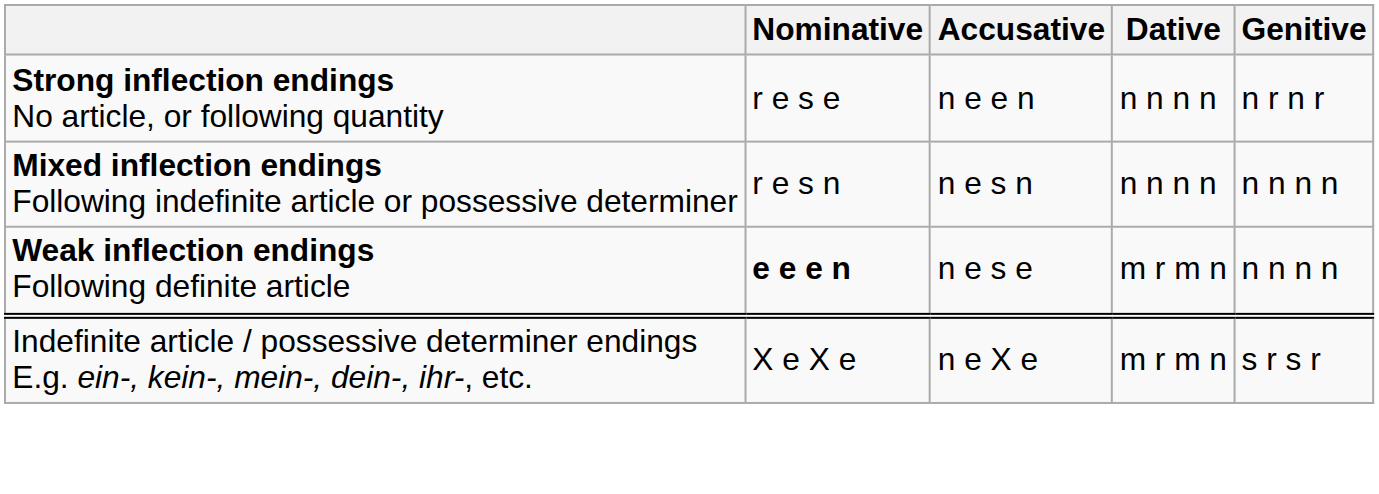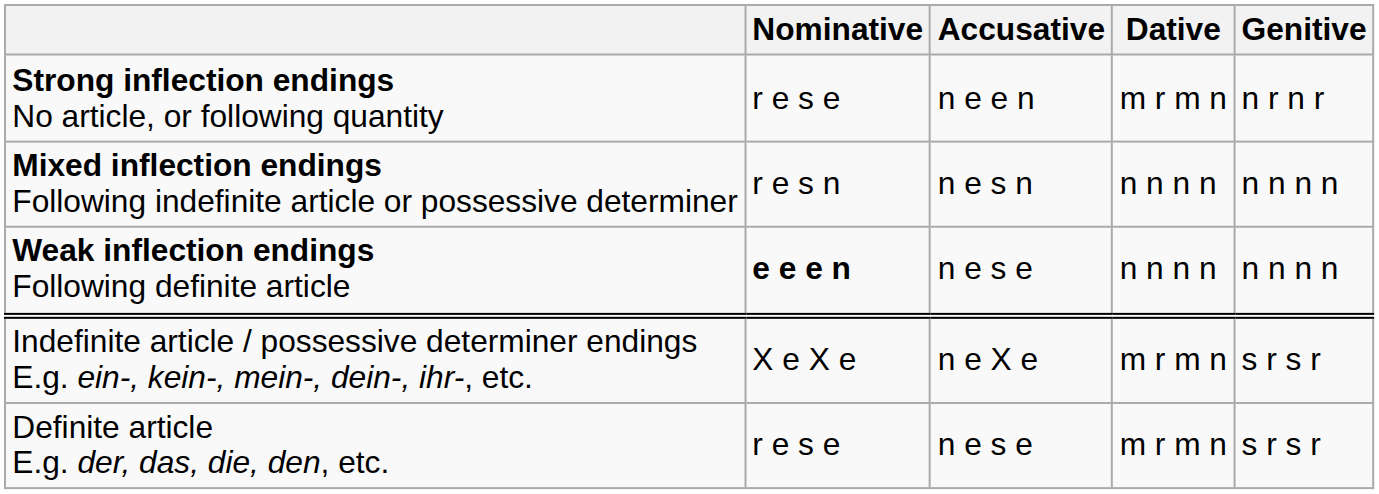(1168, 97) n n n n -> (1173, 97) m r m n
(1173, 269) m r m n -> (1168, 269) n n n n
+ row: (201, 445)
